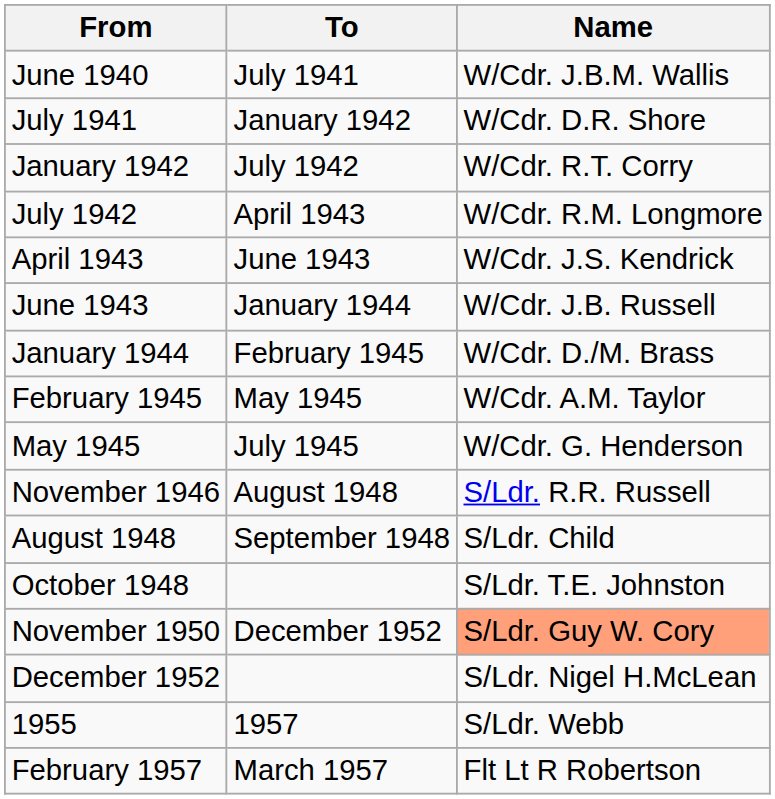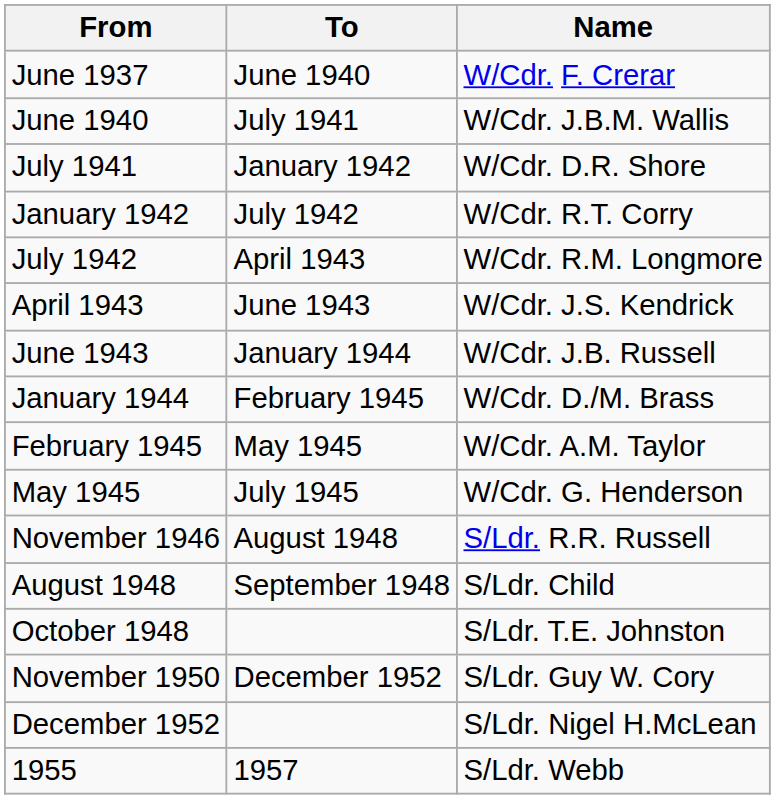+ row: (80, 74)
(589, 631) lightsalmon background -> (589, 677) no background
- row: (107, 770)
